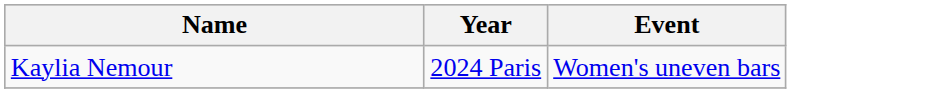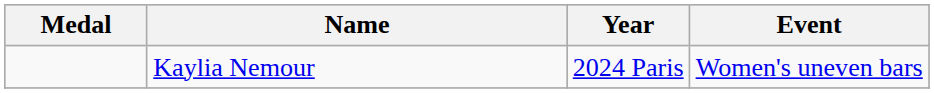+ column: (76, 25)
